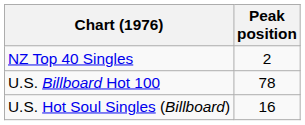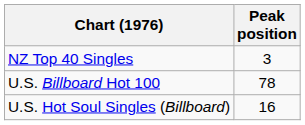(267, 58) 2 -> (267, 58) 3
